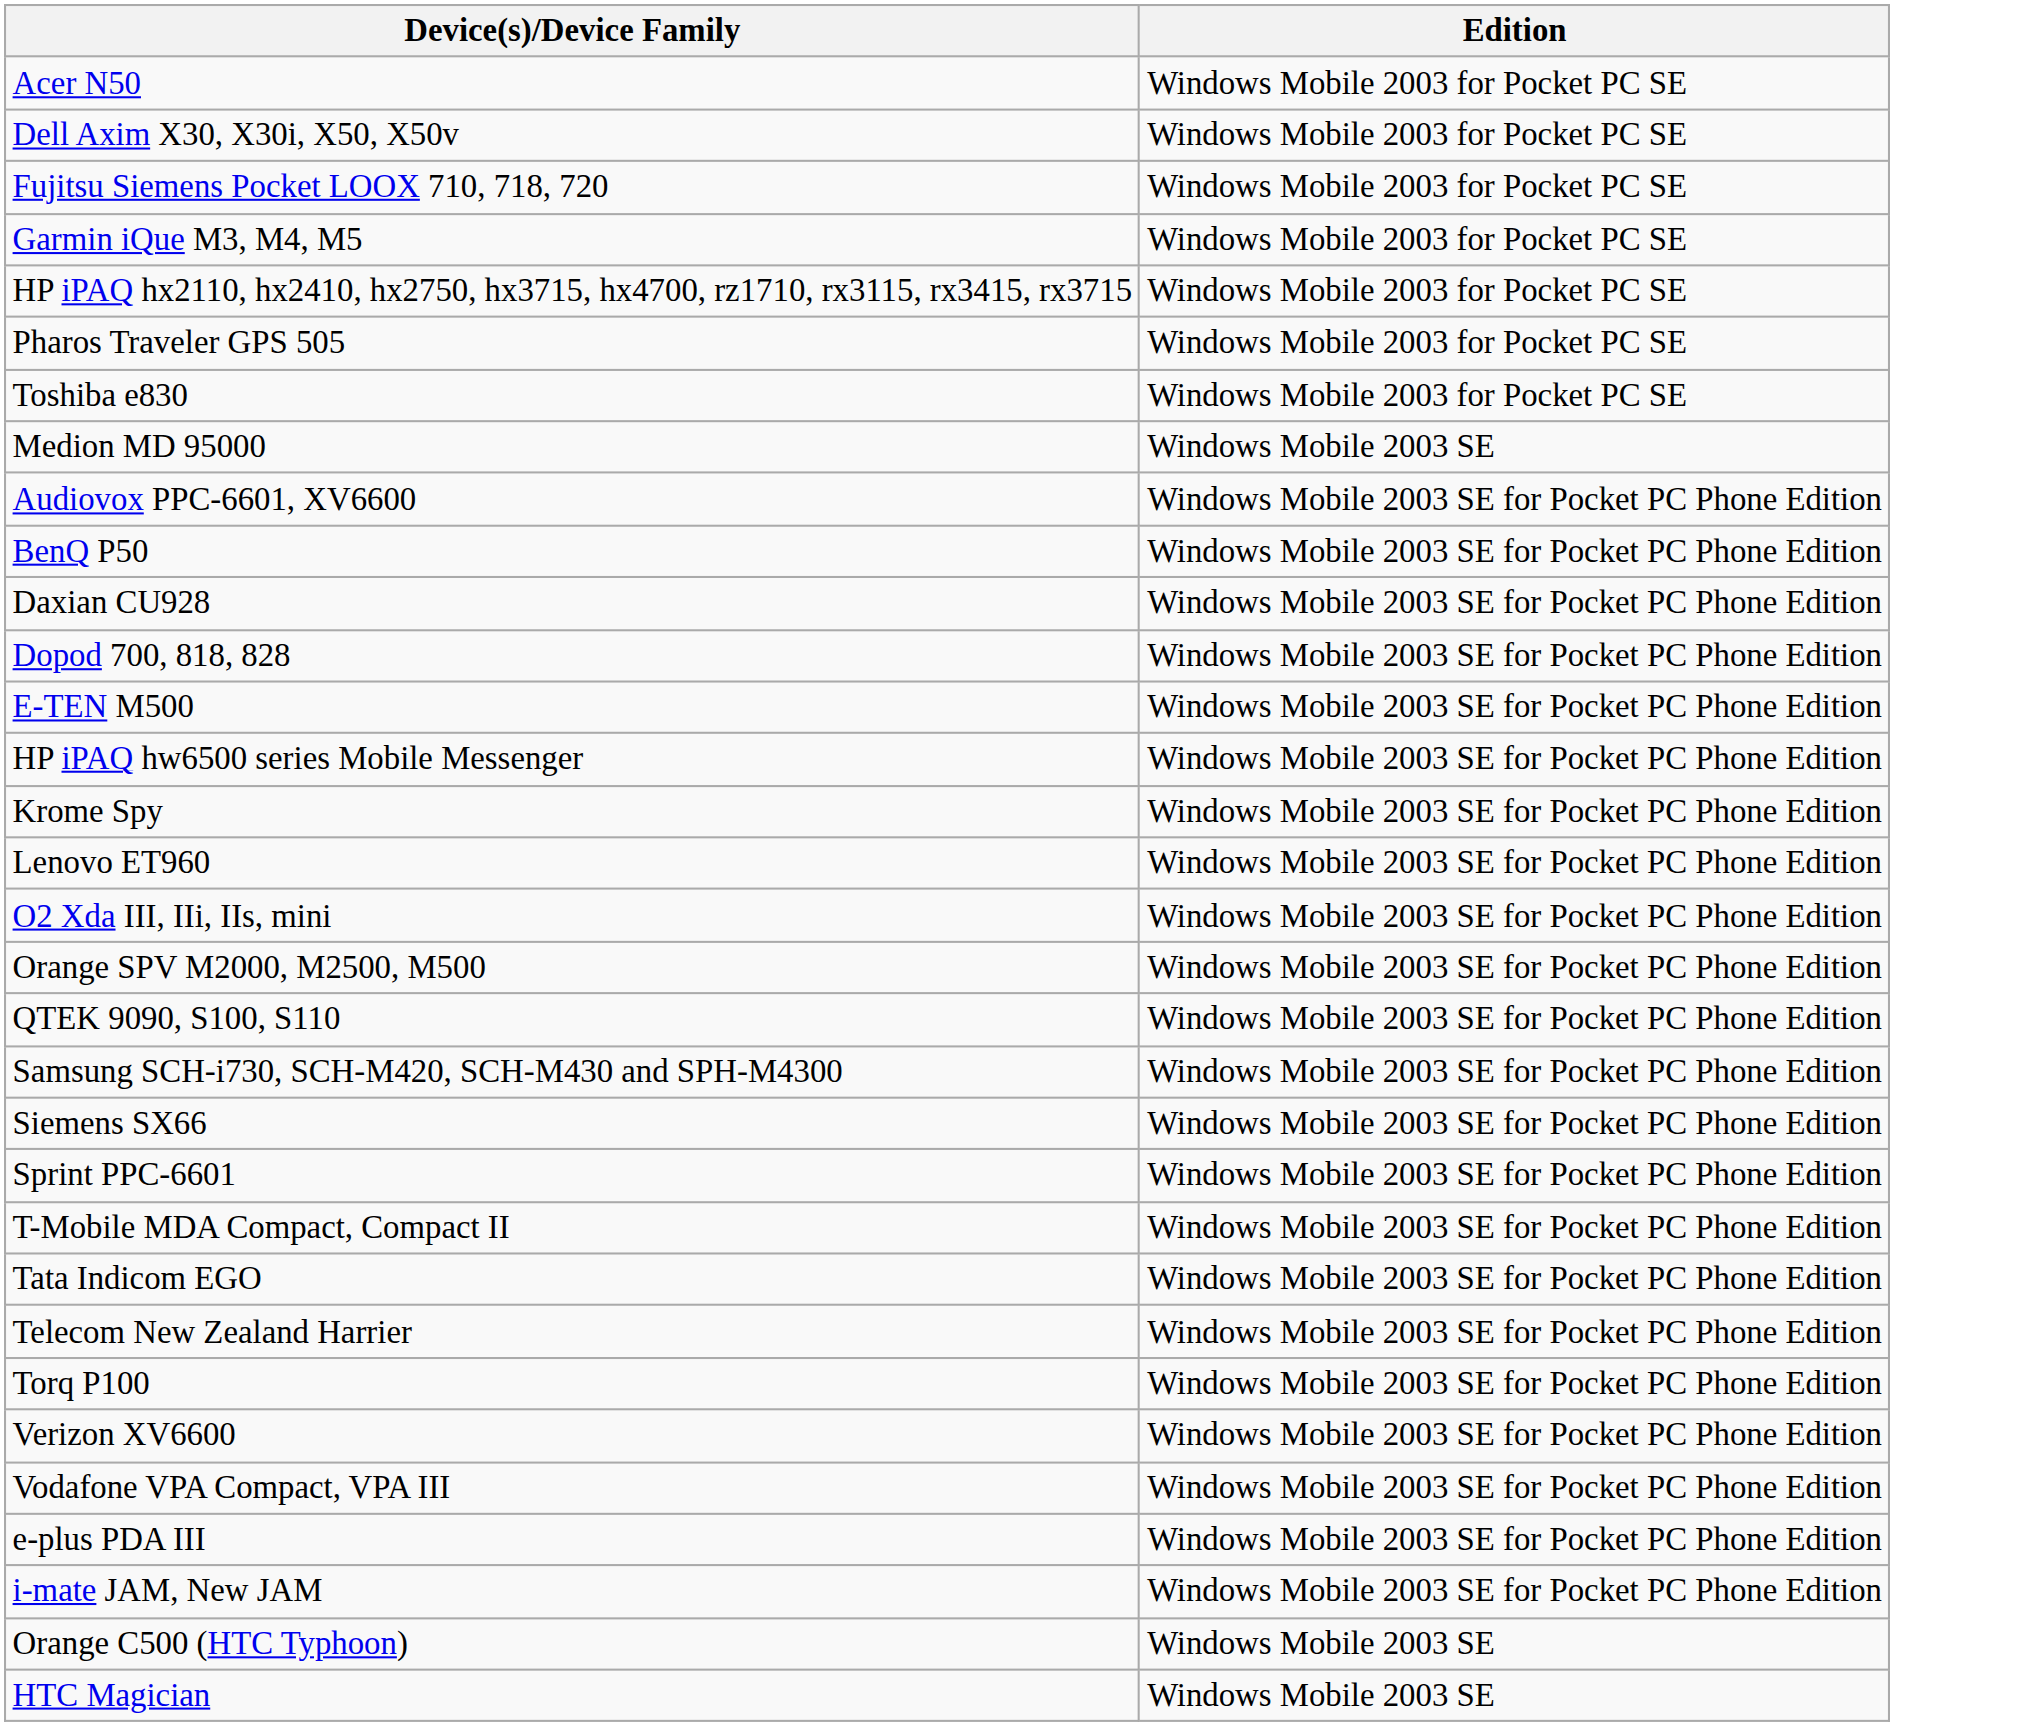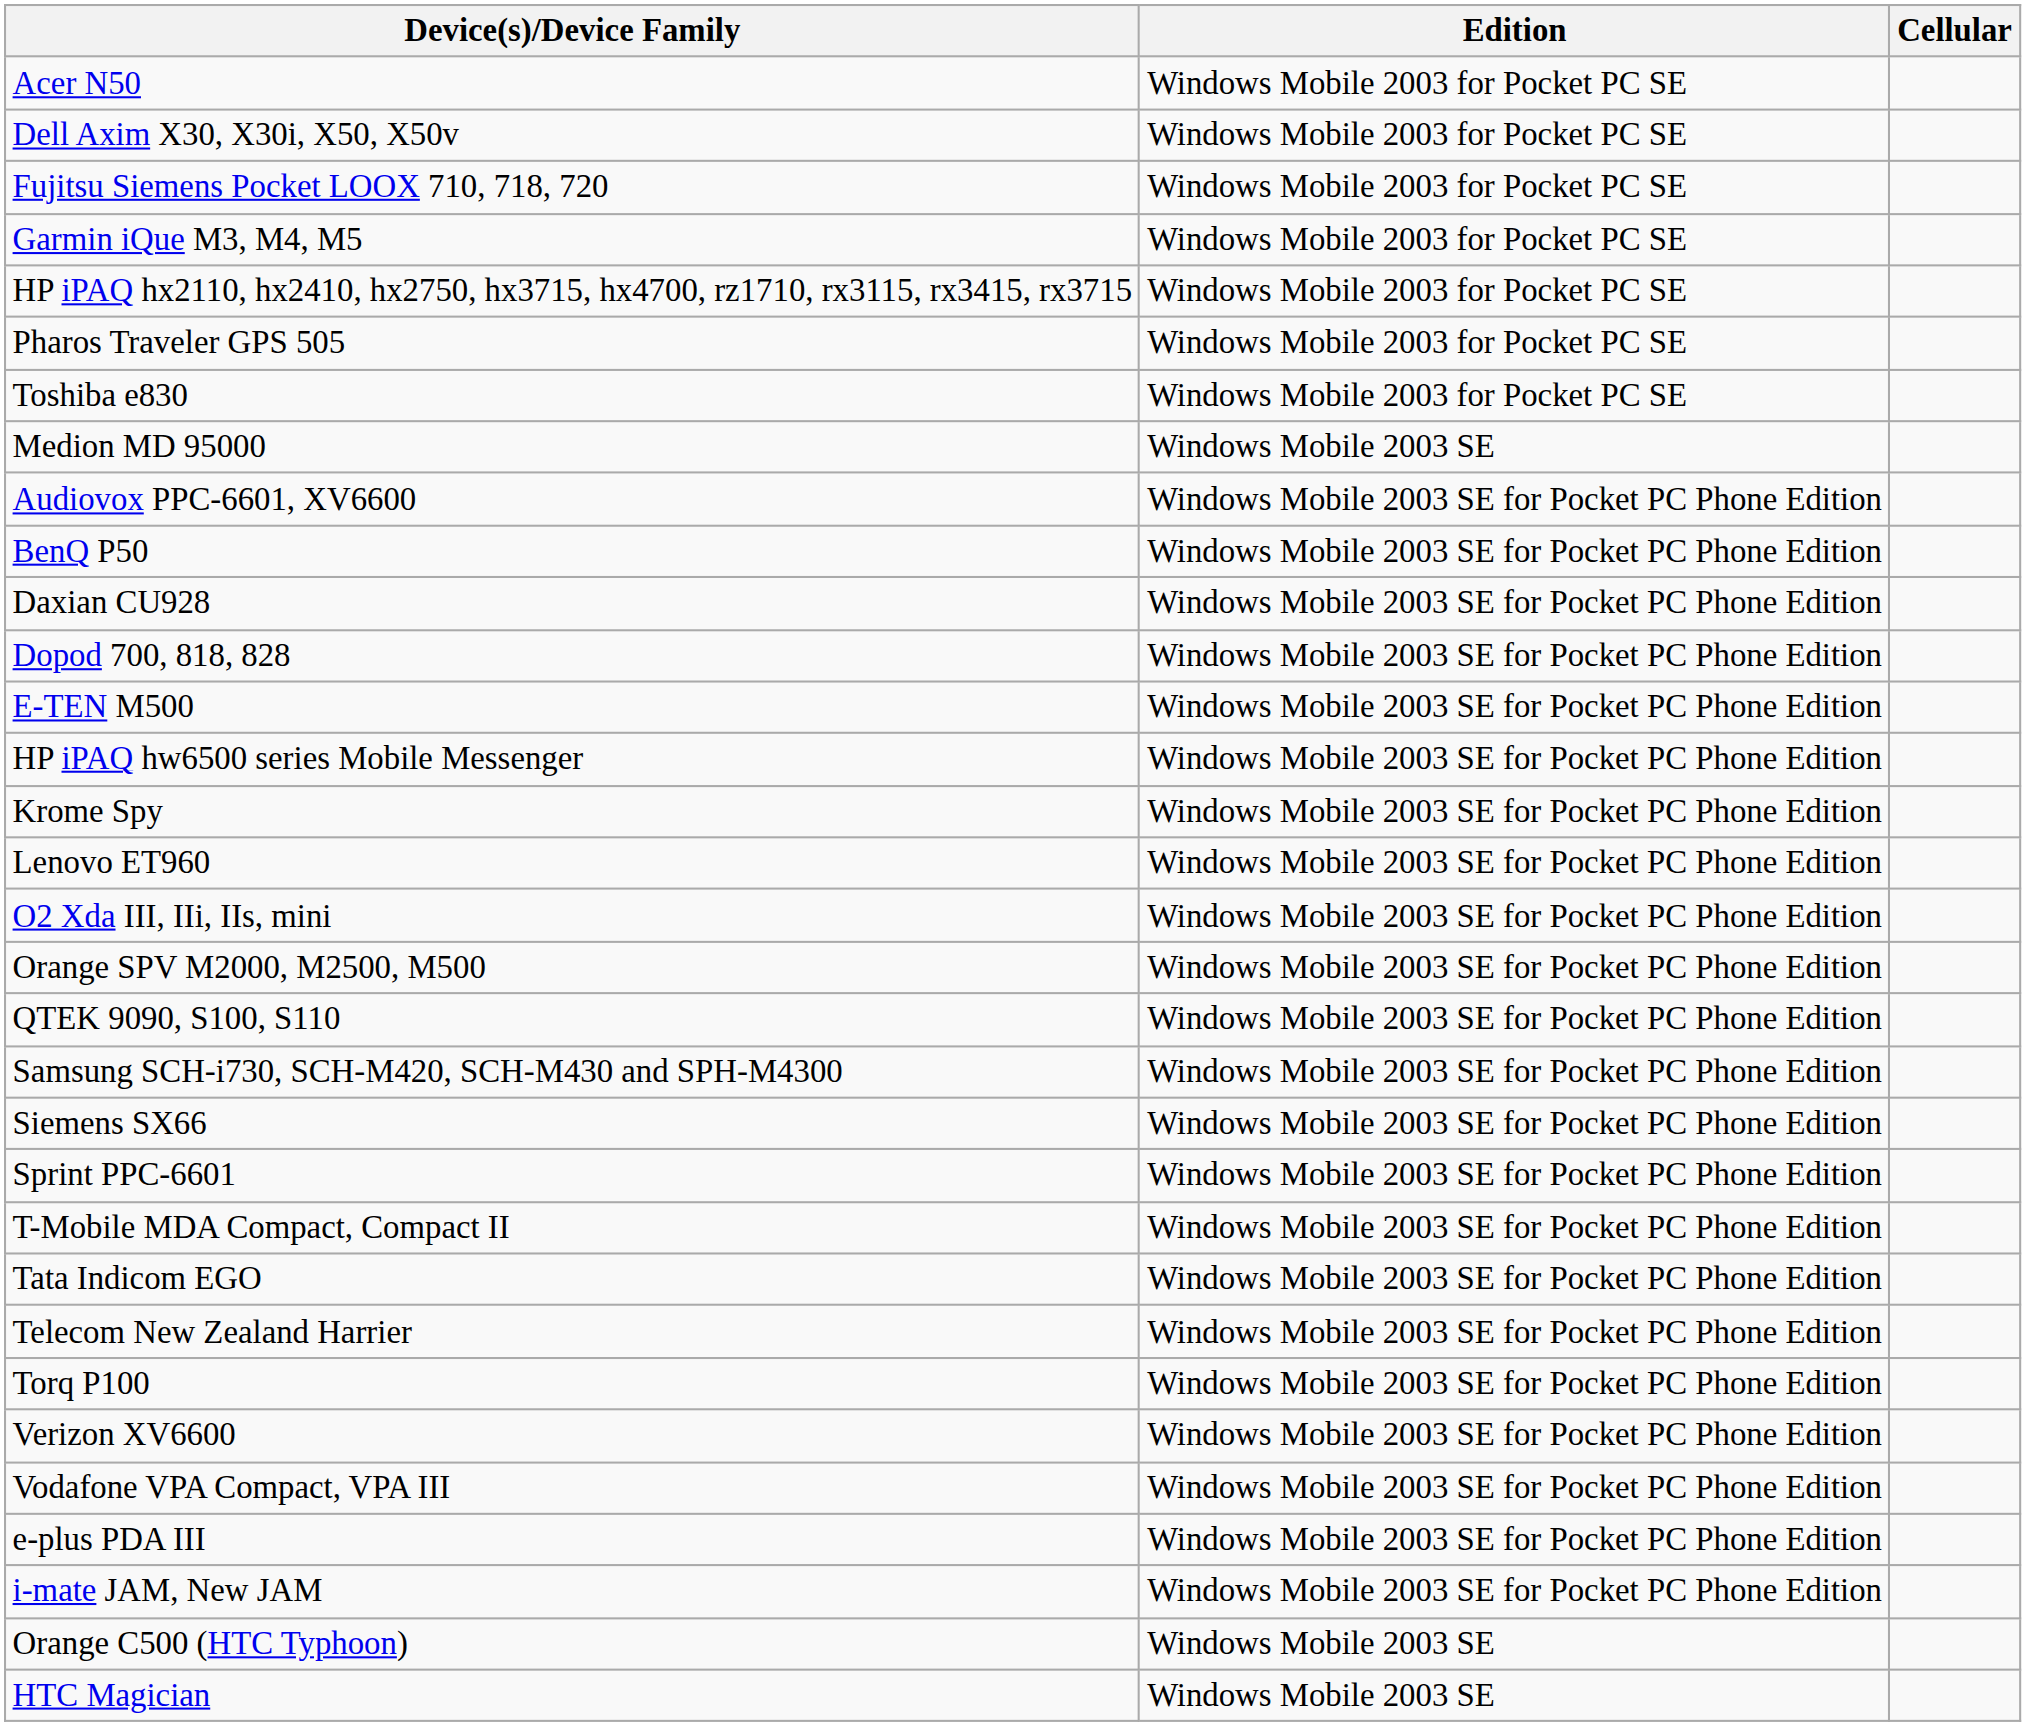+ column: (1955, 30)
